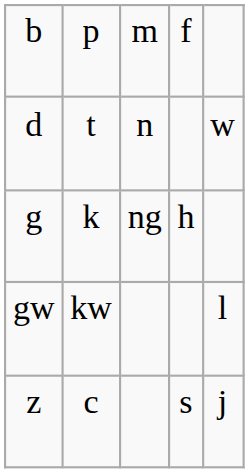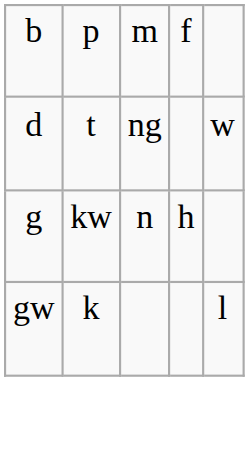(145, 123) n -> (145, 123) ng
(91, 216) k -> (91, 216) kw
(145, 216) ng -> (145, 216) n
(91, 308) kw -> (91, 308) k
- row: (34, 401)
